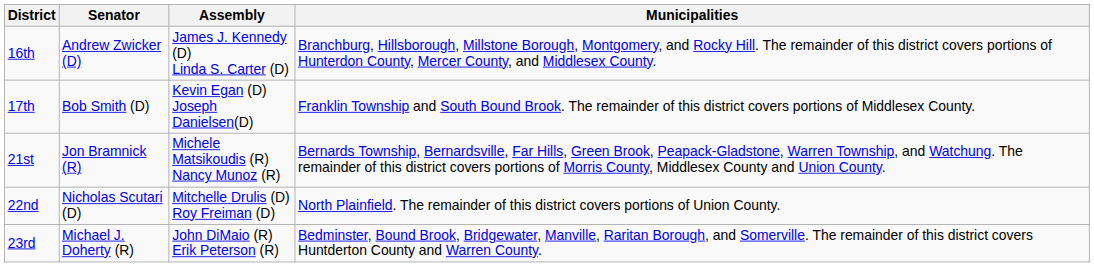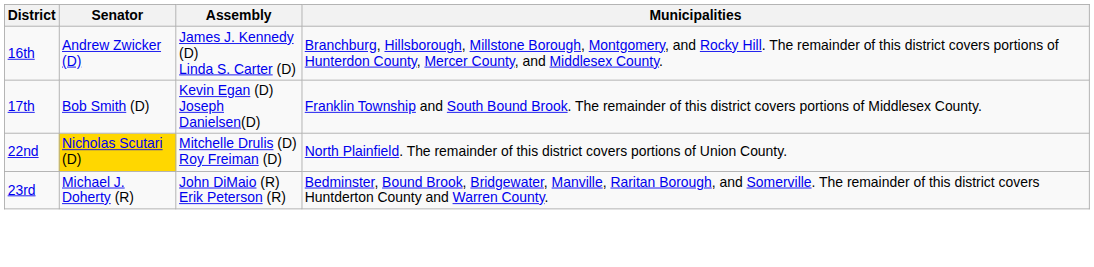- row: (21, 160)
(112, 205) no background -> (112, 152) gold background
